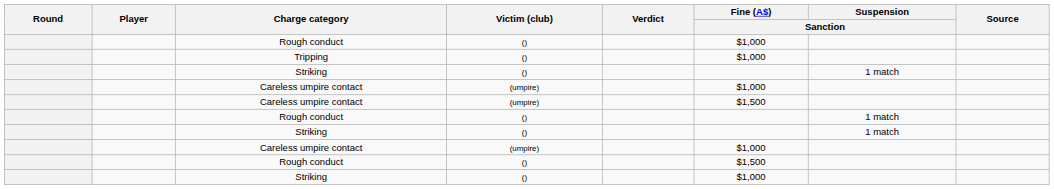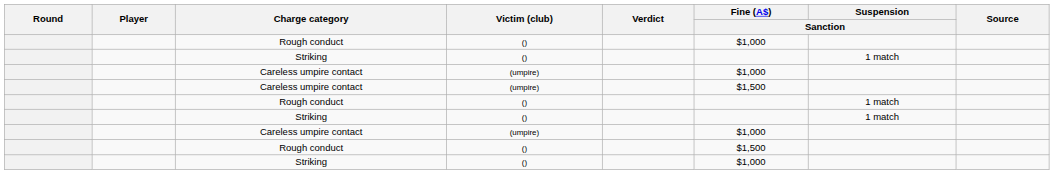- row: (311, 57)
